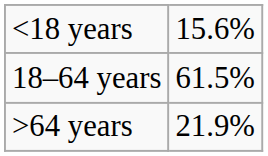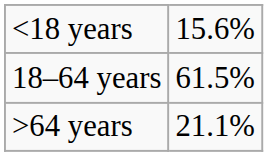(215, 126) 21.9% -> (215, 126) 21.1%
